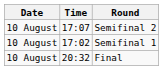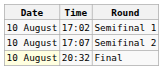rows swapped: (125, 42) <-> (125, 27)
(32, 58) no background -> (32, 58) lightyellow background
